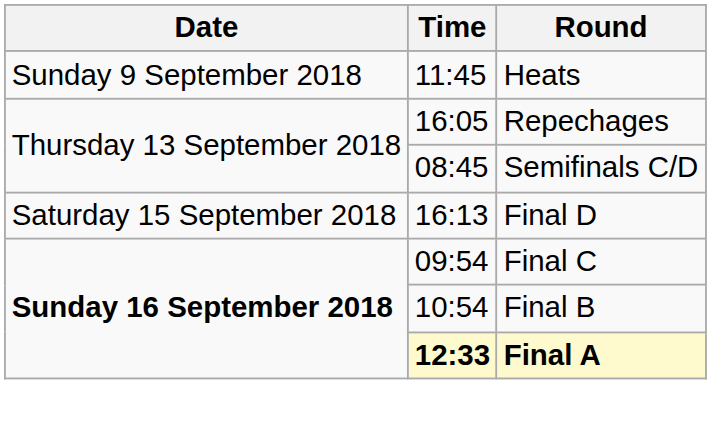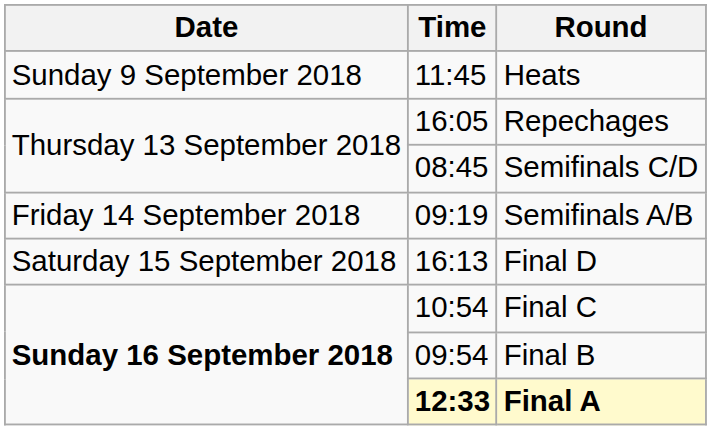+ row: (599, 214)
(452, 261) 09:54 -> (452, 307) 10:54
(452, 307) 10:54 -> (452, 354) 09:54
